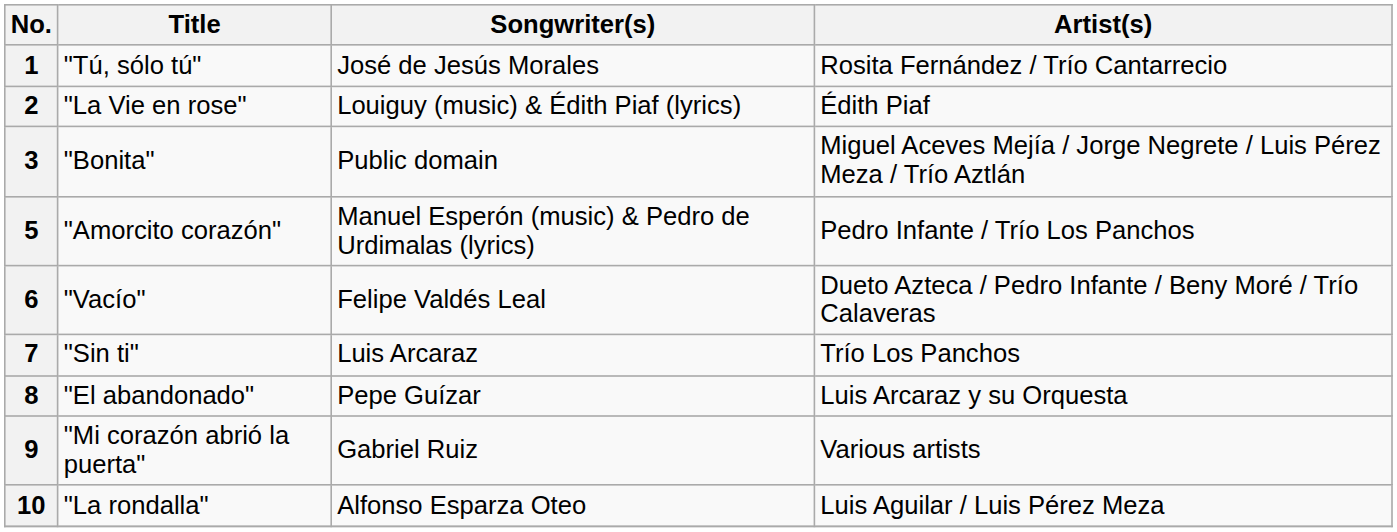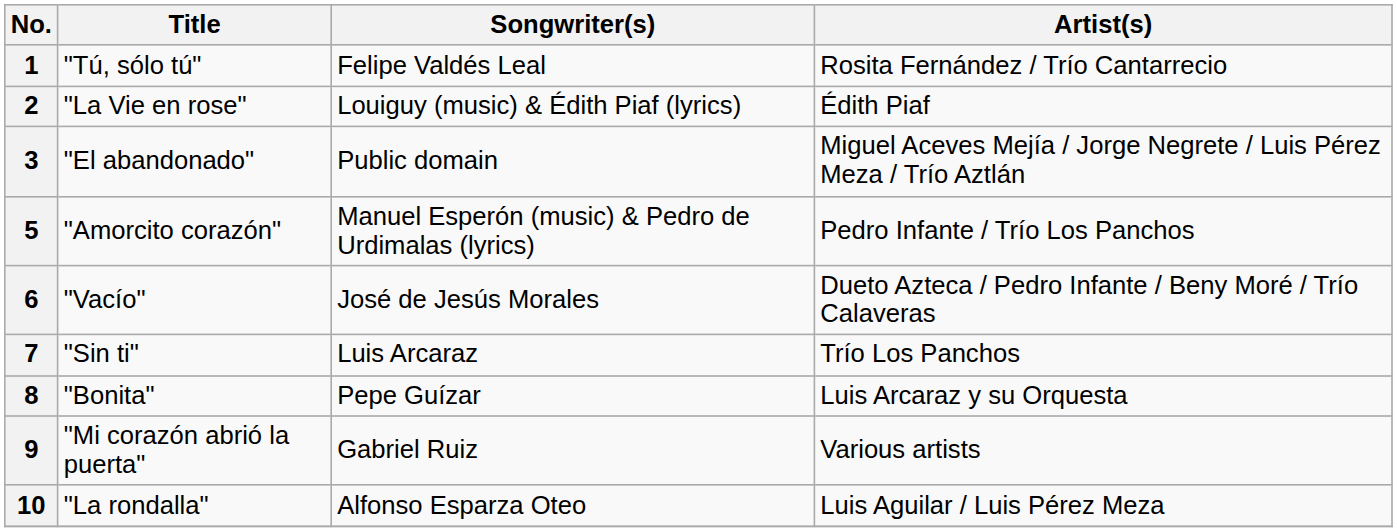(468, 65) José de Jesús Morales -> (442, 65) Felipe Valdés Leal
(109, 161) "Bonita" -> (159, 161) "El abandonado"
(442, 299) Felipe Valdés Leal -> (468, 299) José de Jesús Morales
(159, 395) "El abandonado" -> (109, 395) "Bonita"
